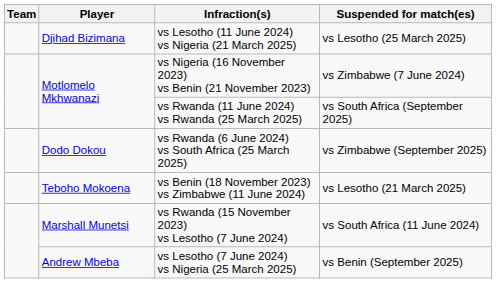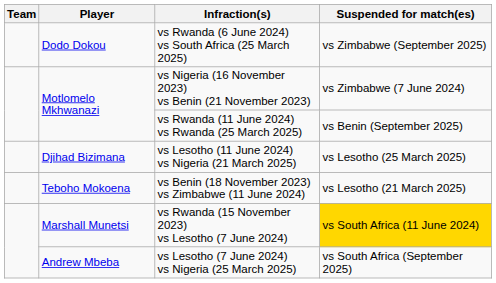rows swapped: (223, 151) <-> (227, 38)
(393, 113) vs South Africa (September 2025) -> (393, 126) vs Benin (September 2025)
(401, 225) no background -> (401, 225) gold background
(393, 263) vs Benin (September 2025) -> (393, 263) vs South Africa (September 2025)
